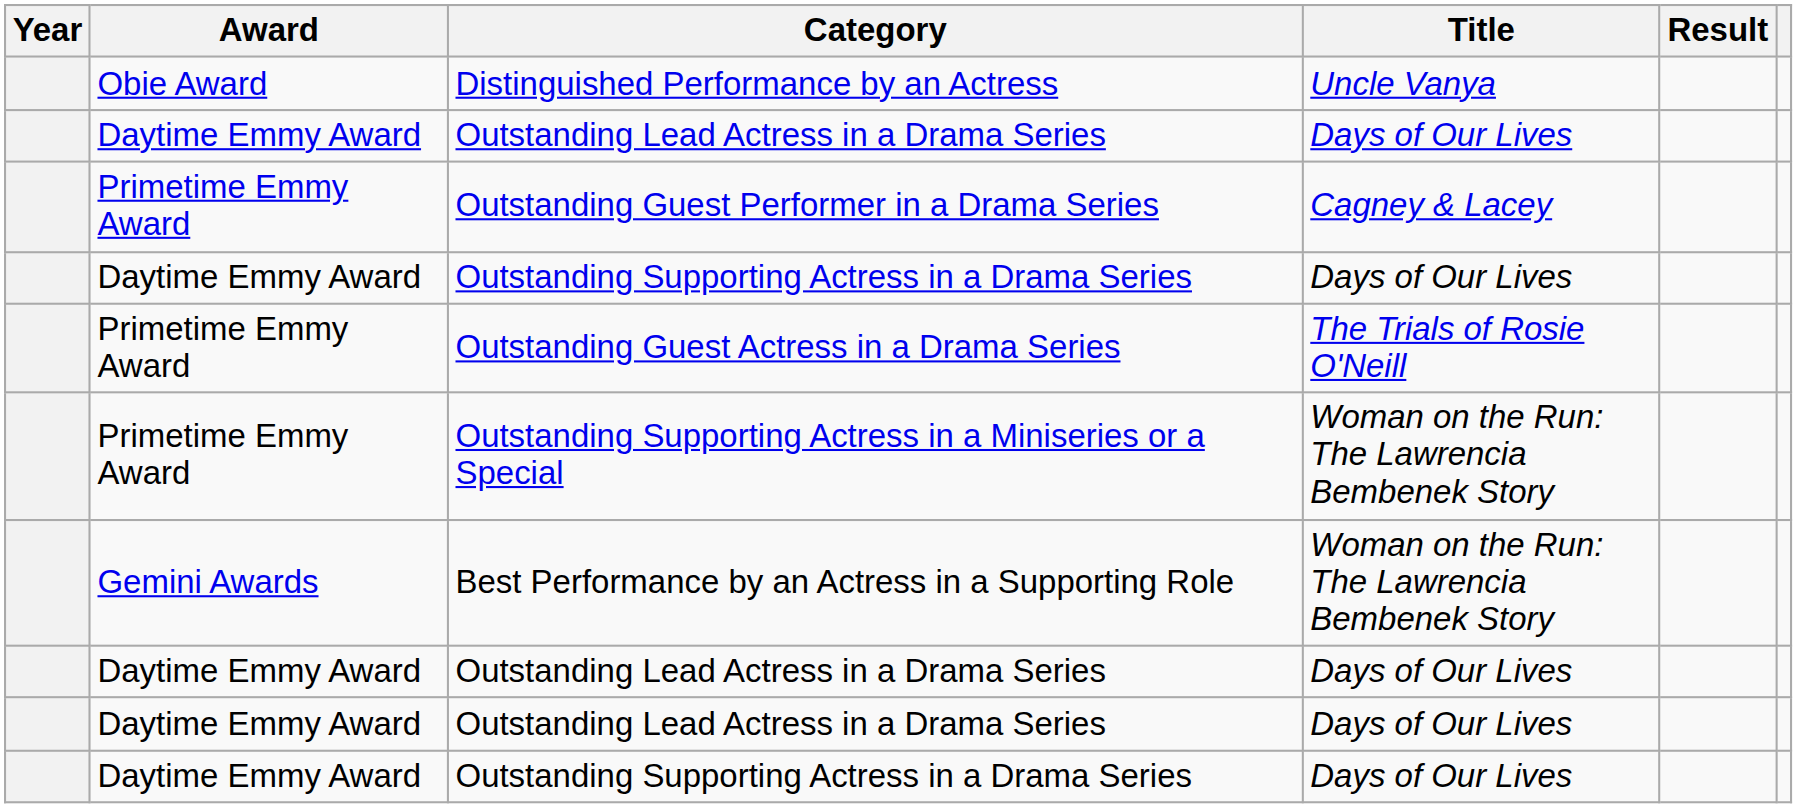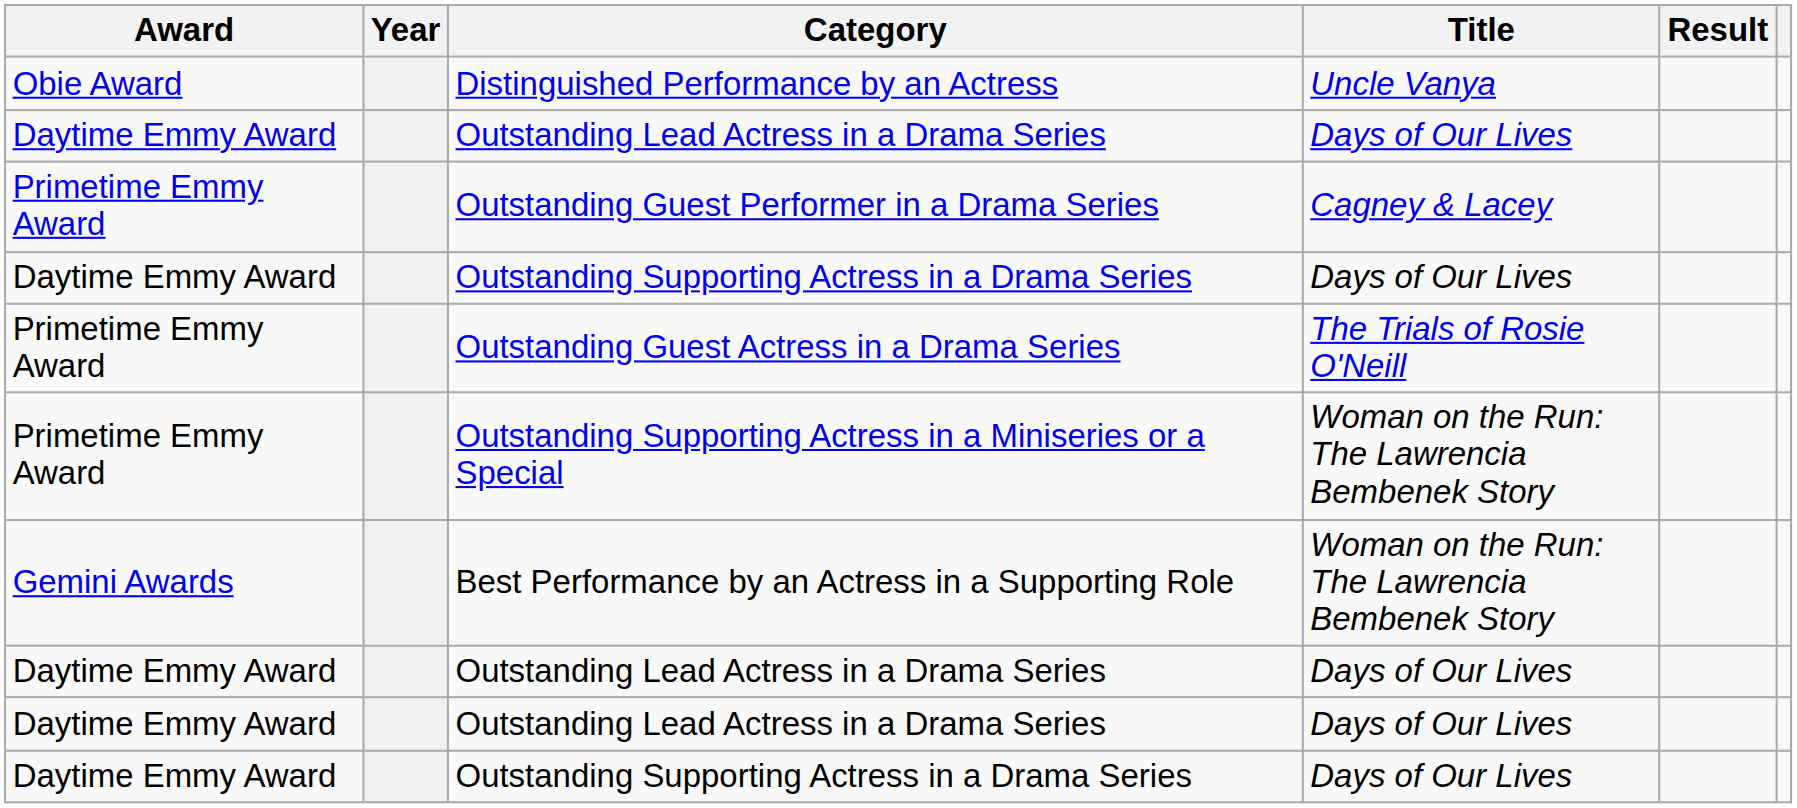columns swapped: (47, 30) <-> (269, 30)
